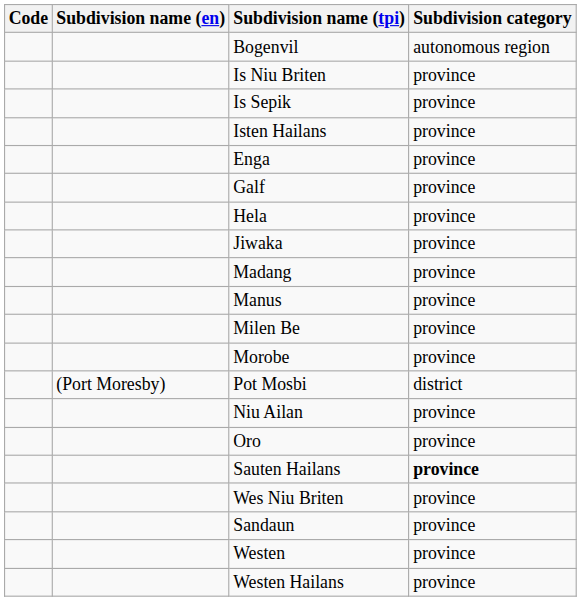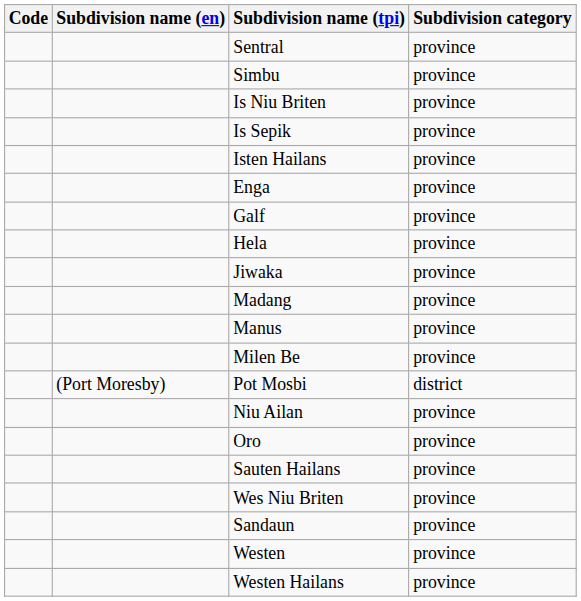- row: (266, 46)
+ row: (258, 46)
+ row: (256, 74)
- row: (261, 356)
(446, 469) bold -> (444, 469) normal
